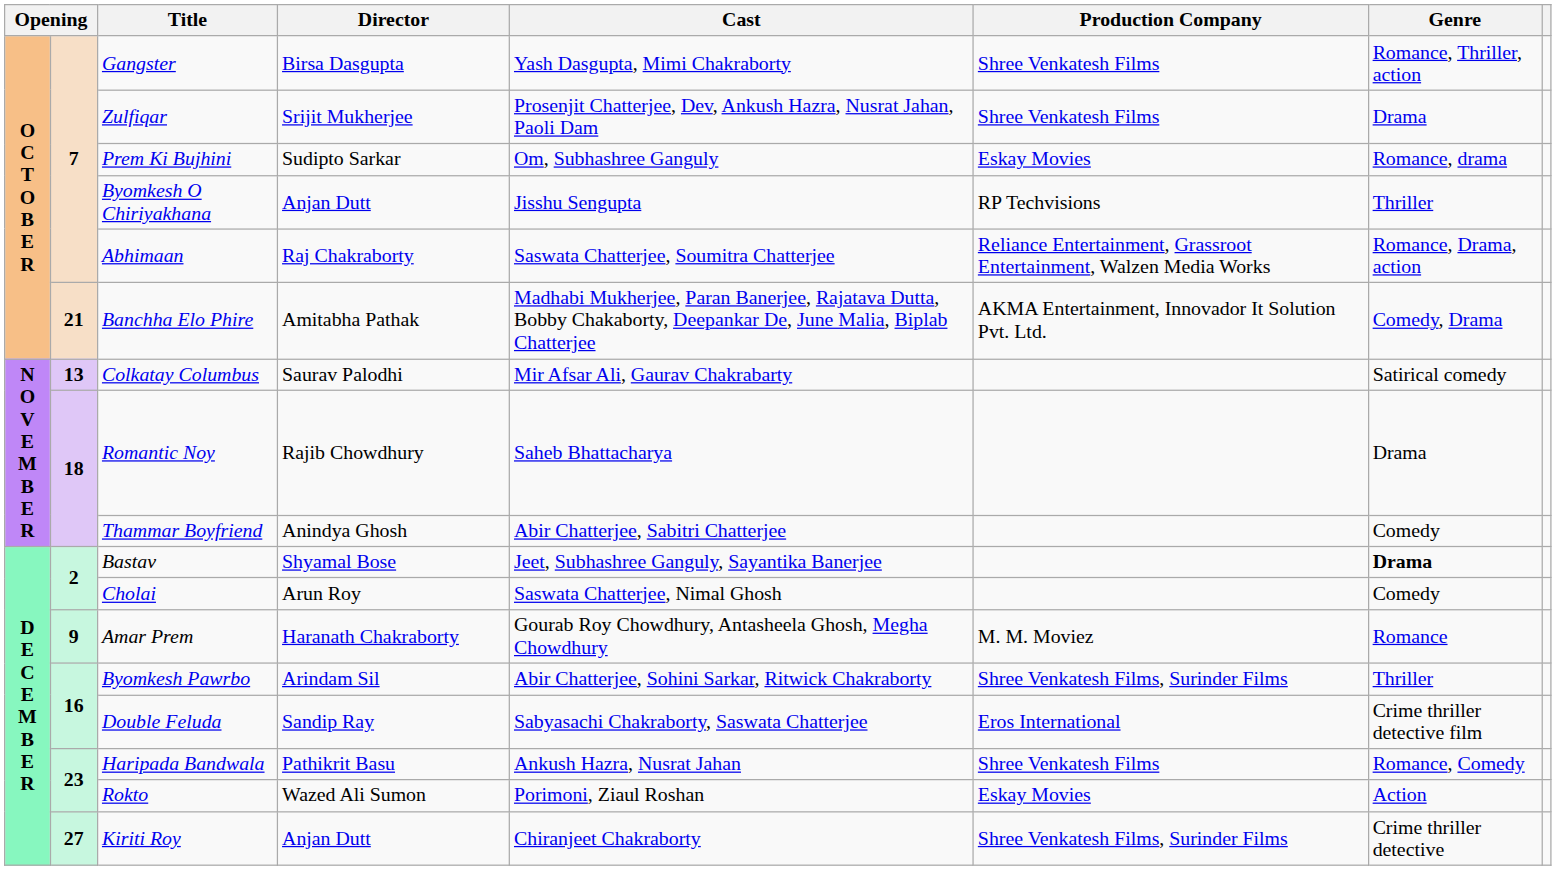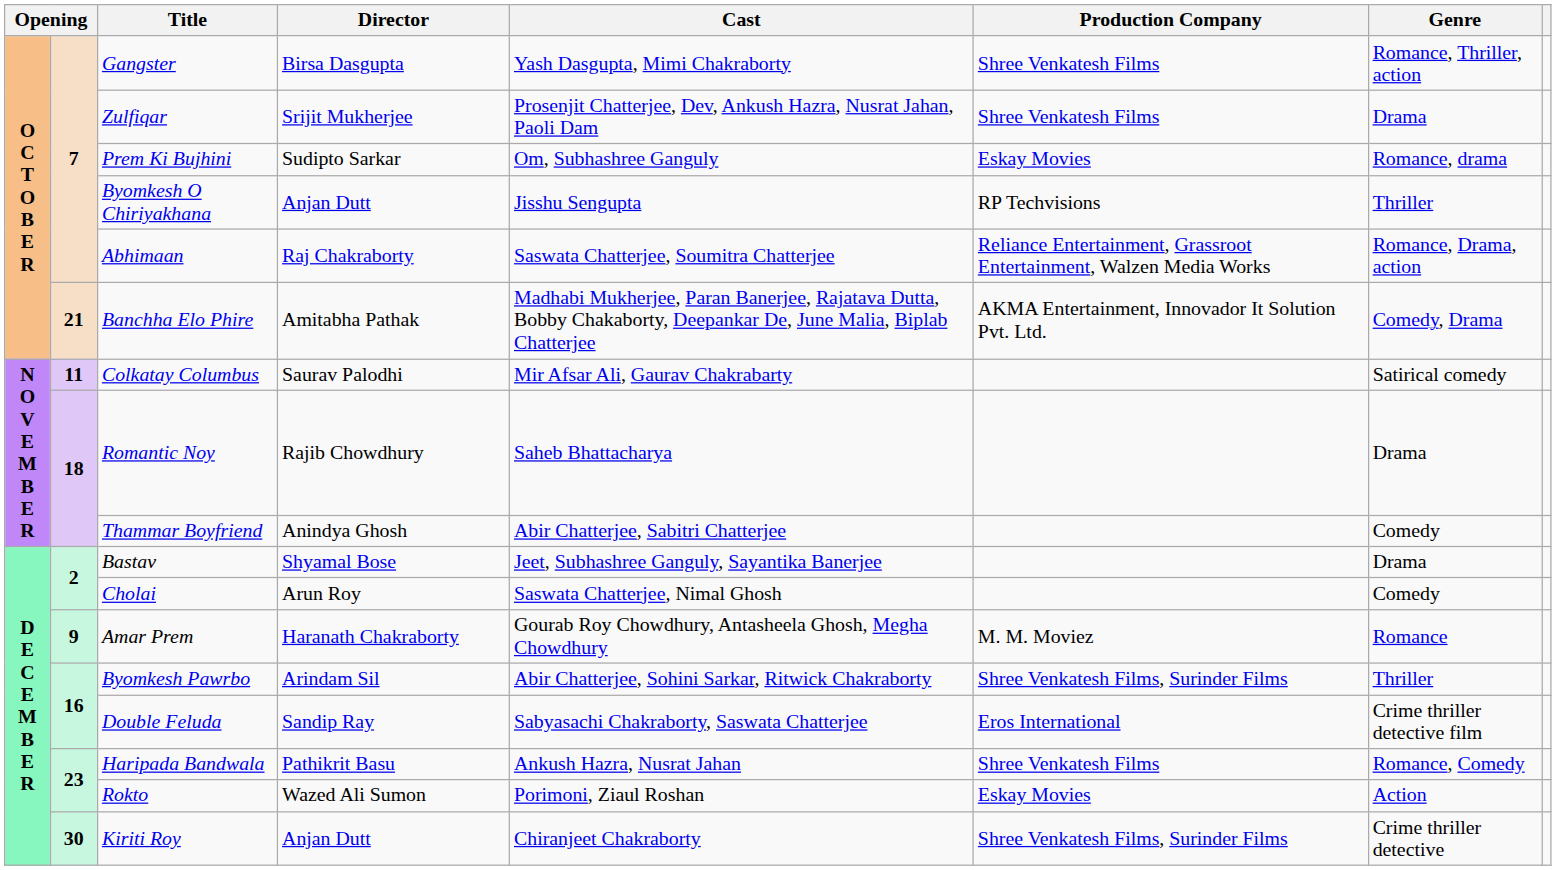(74, 374) 13 -> (74, 374) 11
(1402, 562) bold -> (1400, 562) normal
(74, 838) 27 -> (74, 838) 30
